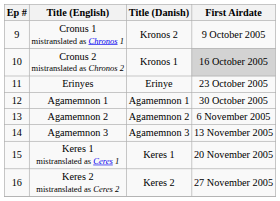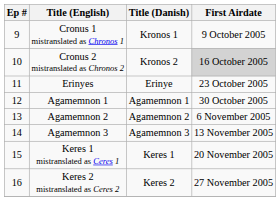(159, 34) Kronos 2 -> (159, 34) Kronos 1
(159, 62) Kronos 1 -> (159, 62) Kronos 2
